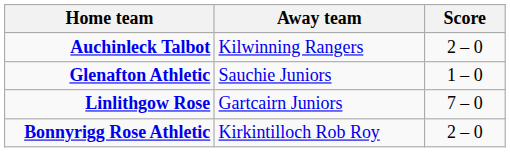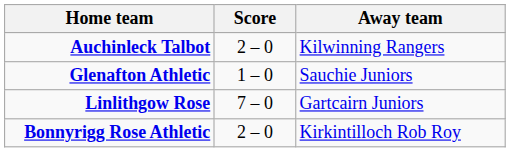columns swapped: (465, 18) <-> (319, 18)
